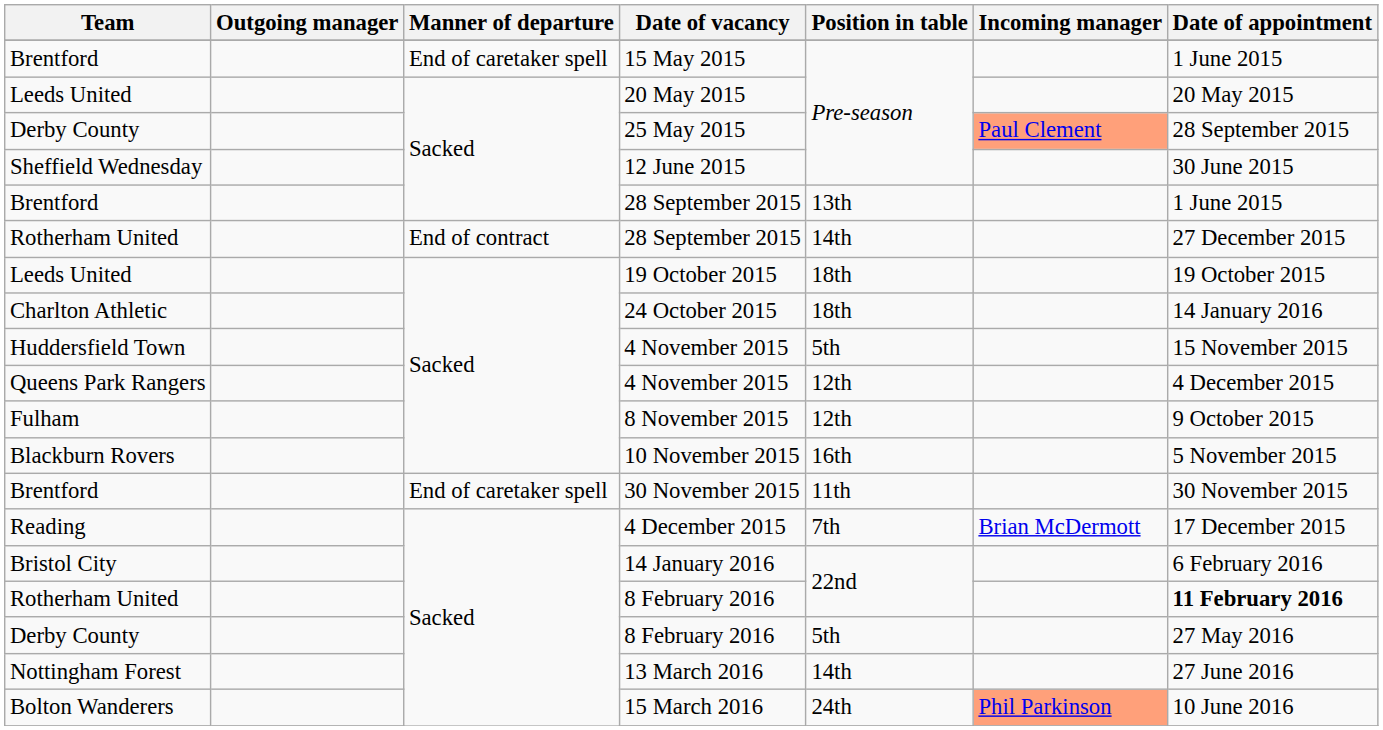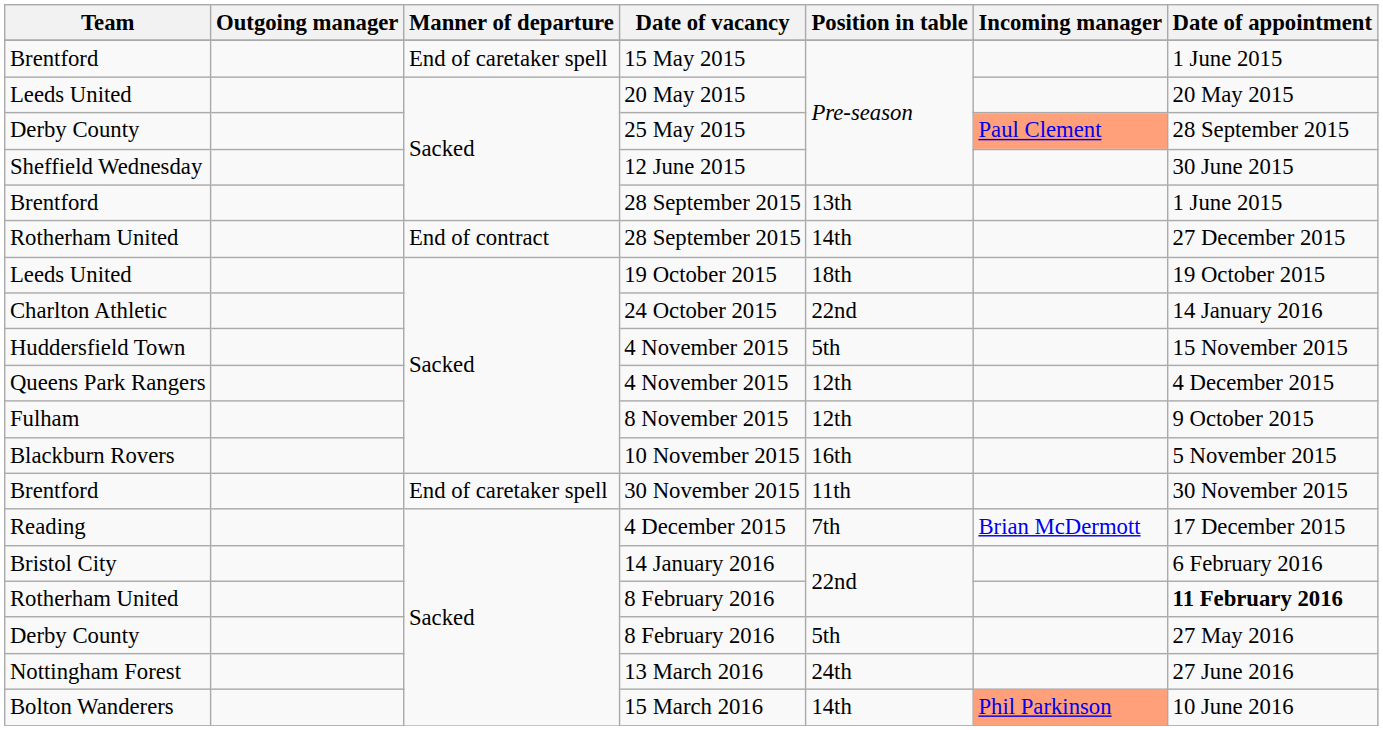(832, 310) 18th -> (834, 310) 22nd
(832, 671) 14th -> (832, 671) 24th
(832, 707) 24th -> (832, 707) 14th
